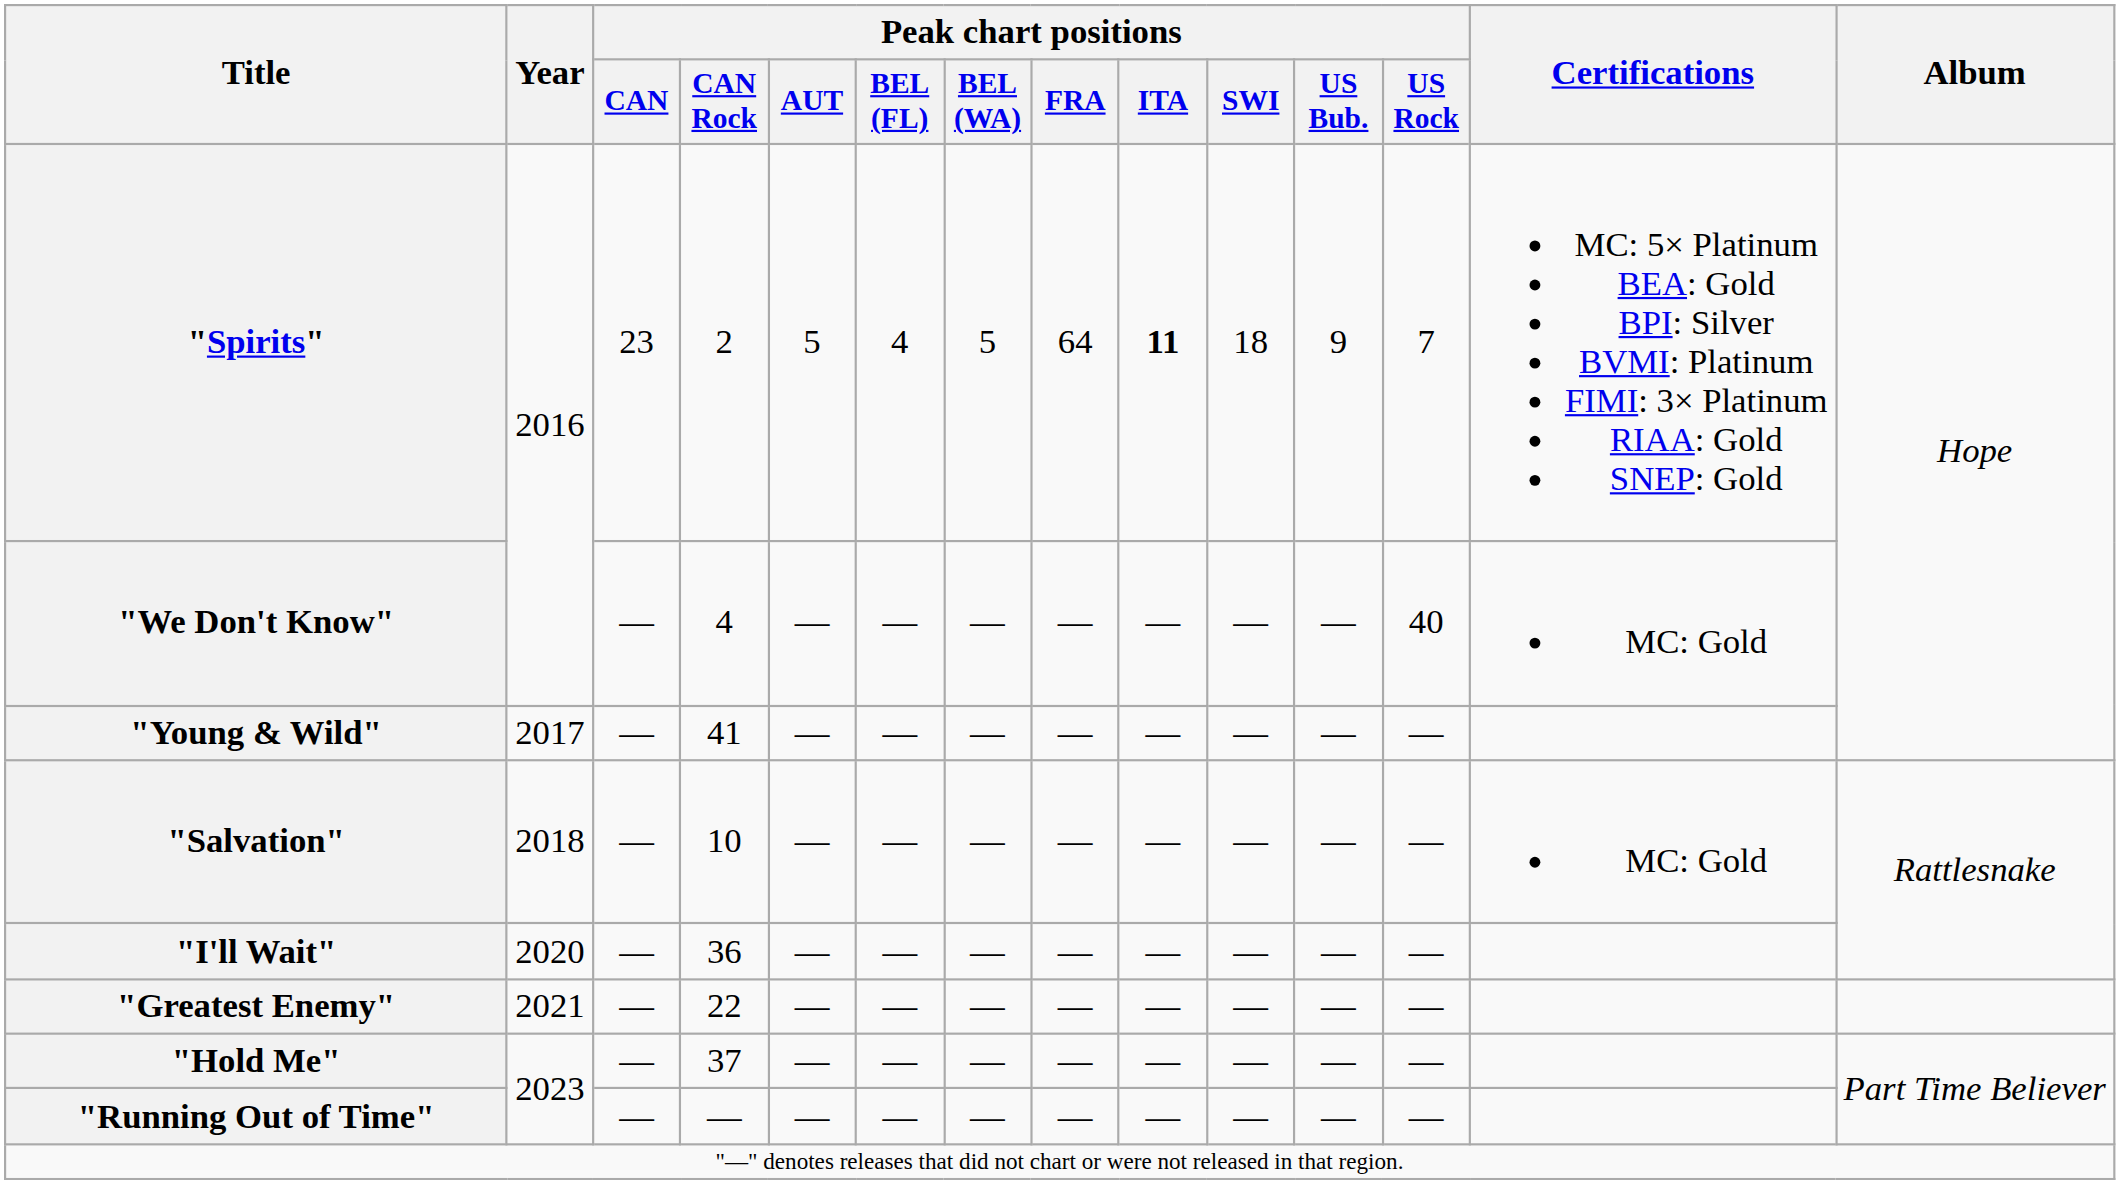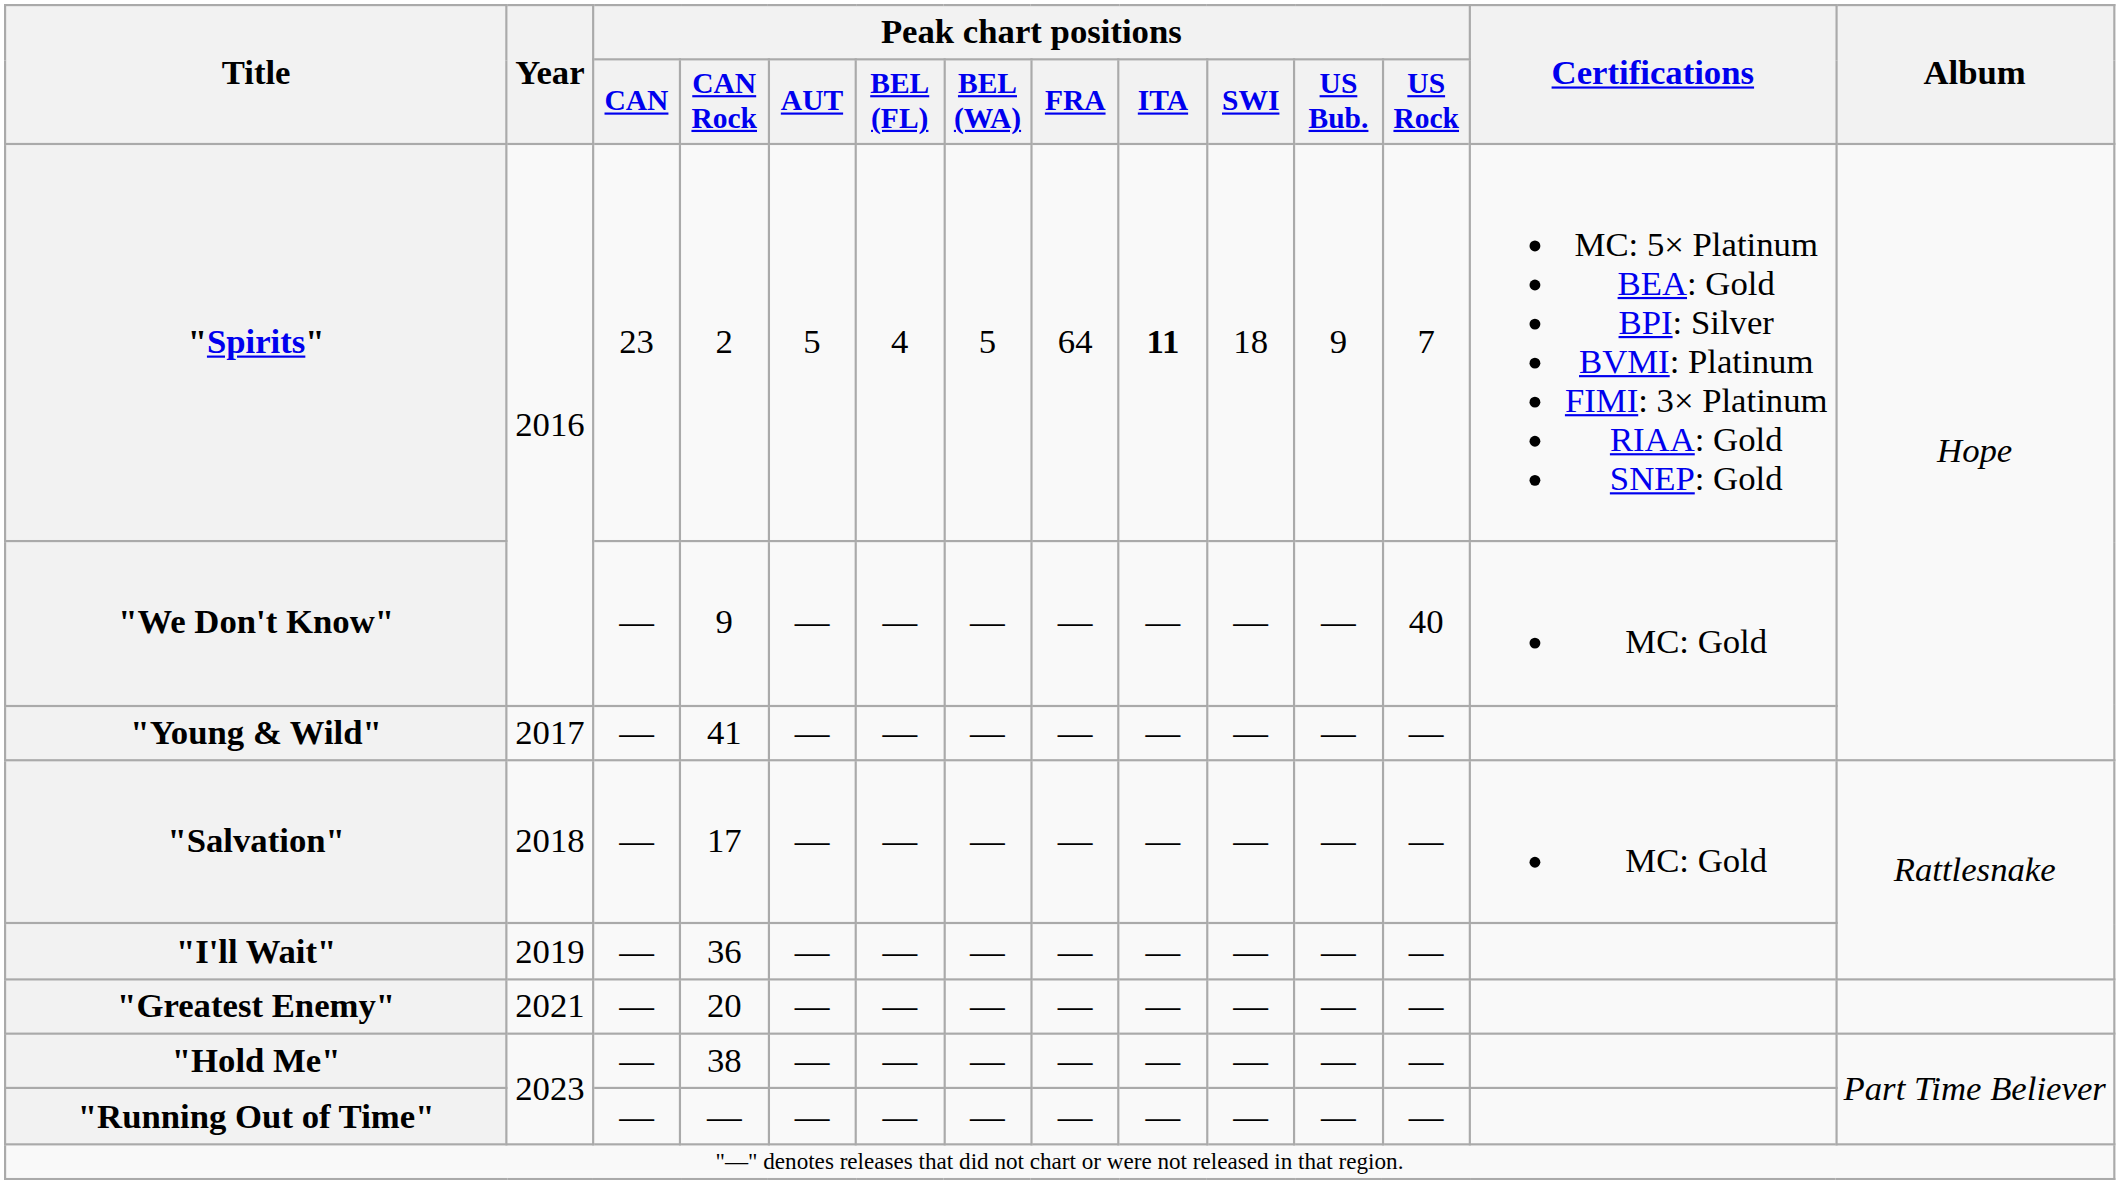(724, 622) 4 -> (724, 622) 9
(724, 841) 10 -> (724, 841) 17
(550, 950) 2020 -> (550, 950) 2019
(724, 1005) 22 -> (724, 1005) 20
(724, 1060) 37 -> (724, 1060) 38
